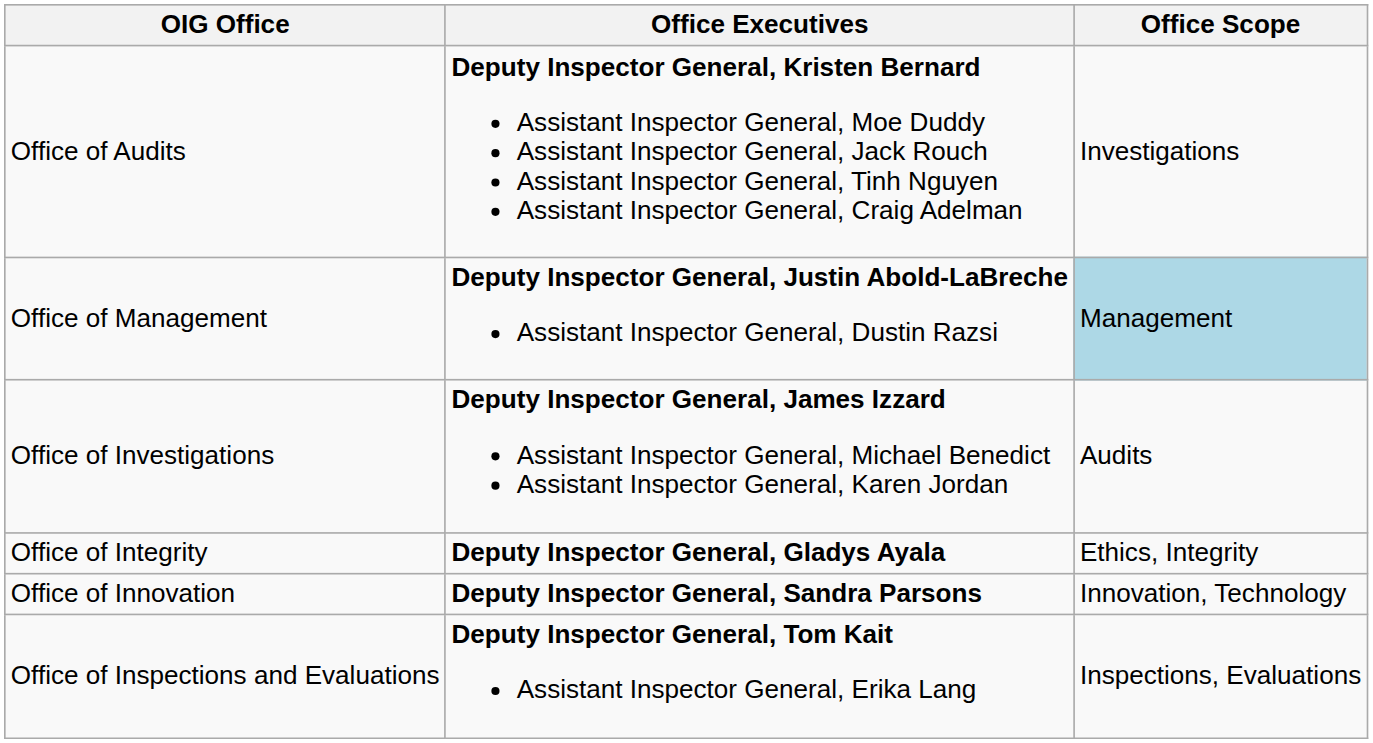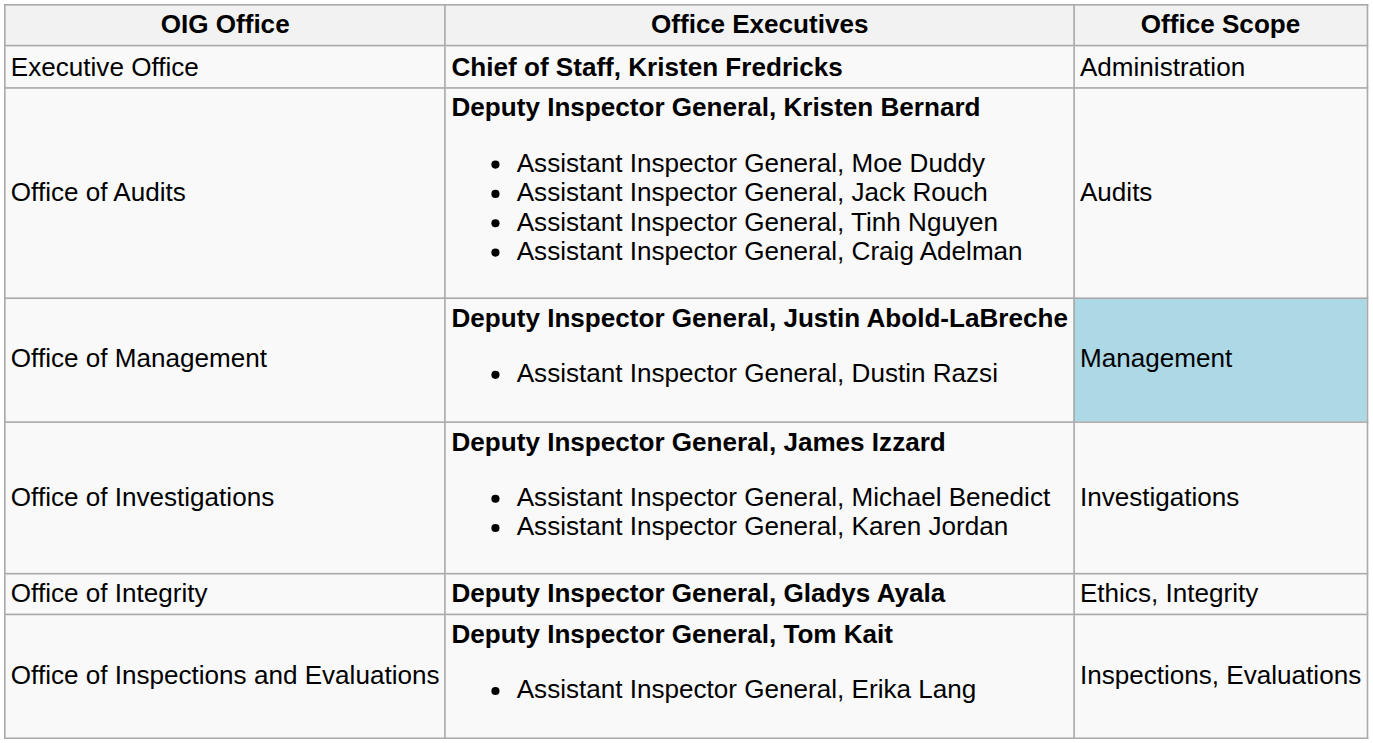+ row: (105, 66)
(1160, 151) Investigations -> (1116, 192) Audits
(1116, 455) Audits -> (1160, 497) Investigations
- row: (123, 593)
